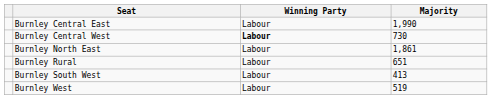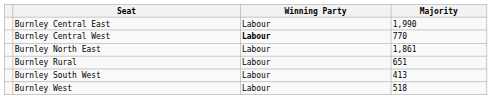(400, 37) 730 -> (400, 37) 770
(400, 88) 519 -> (400, 88) 518
